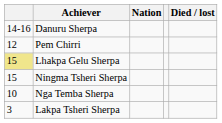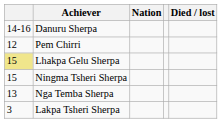(12, 93) 10 -> (12, 93) 13
